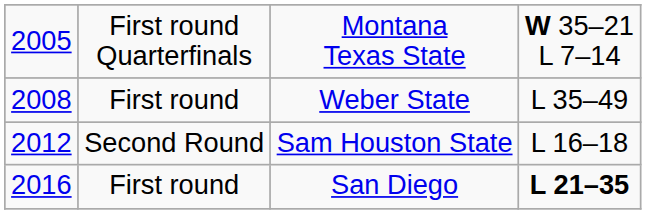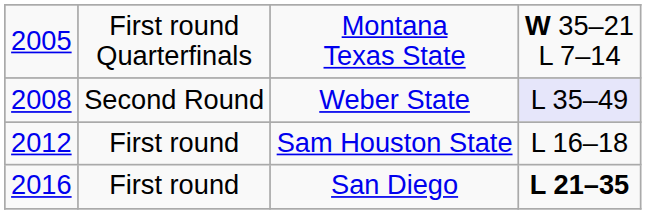(174, 99) First round -> (174, 99) Second Round
(580, 99) no background -> (580, 99) lavender background
(174, 142) Second Round -> (174, 142) First round
